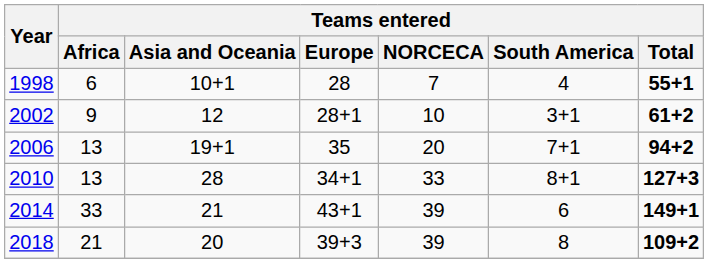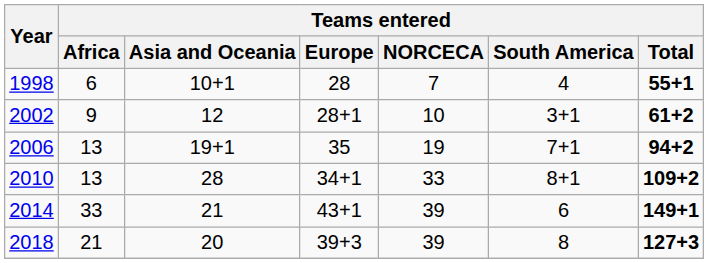(434, 147) 20 -> (434, 147) 19
(671, 178) 127+3 -> (671, 178) 109+2
(671, 242) 109+2 -> (671, 242) 127+3
